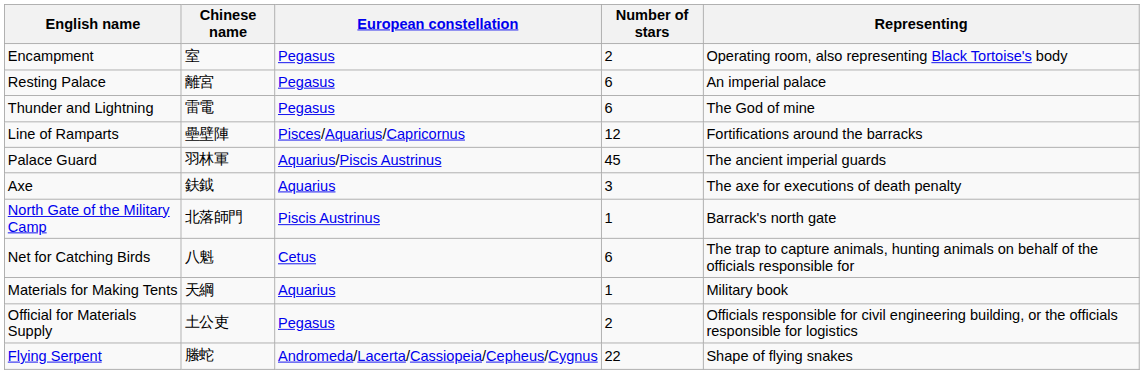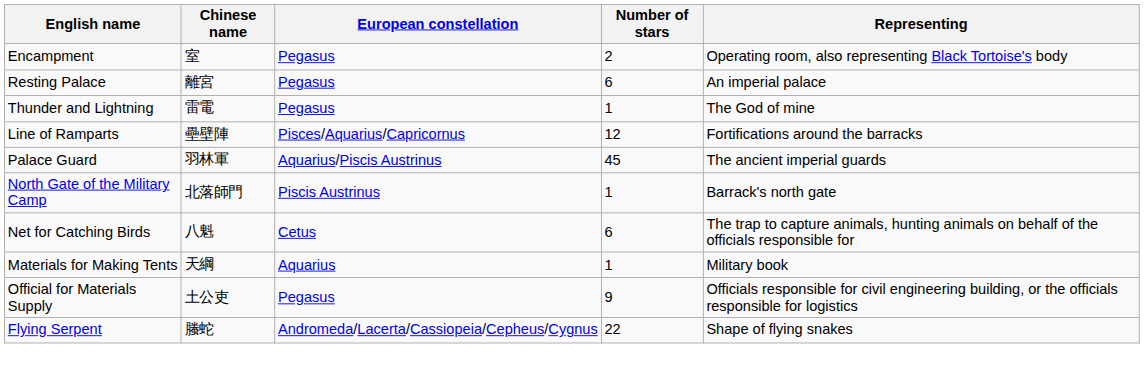(608, 108) 6 -> (608, 108) 1
- row: (20, 185)
(608, 323) 2 -> (608, 297) 9
